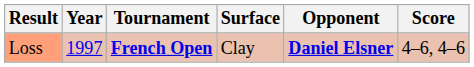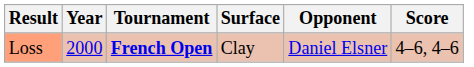(84, 47) 1997 -> (84, 47) 2000
(341, 47) bold -> (338, 47) normal
